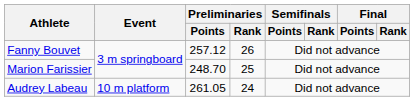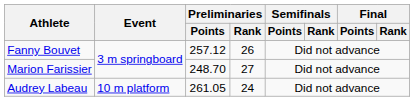(247, 69) 25 -> (247, 69) 27
